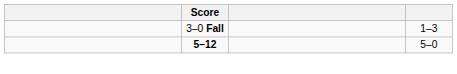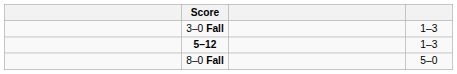(429, 45) 5–0 -> (429, 45) 1–3
+ row: (205, 61)
